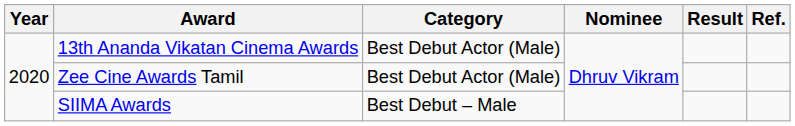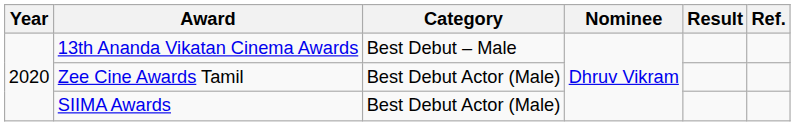(463, 47) Best Debut Actor (Male) -> (442, 47) Best Debut – Male
(442, 105) Best Debut – Male -> (463, 105) Best Debut Actor (Male)
